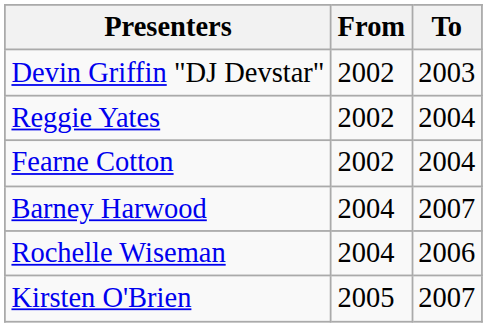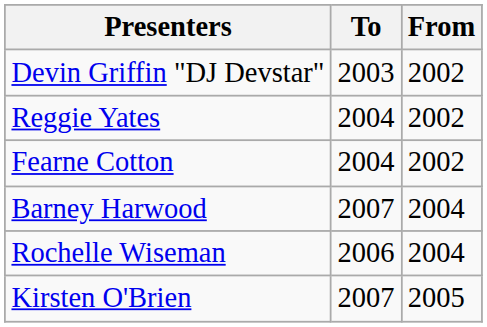columns swapped: (371, 27) <-> (447, 27)
